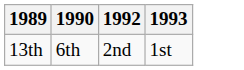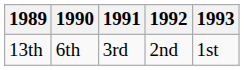+ column: (122, 19)
